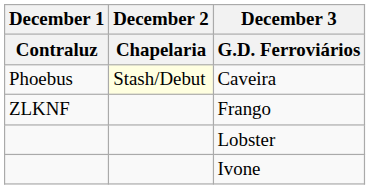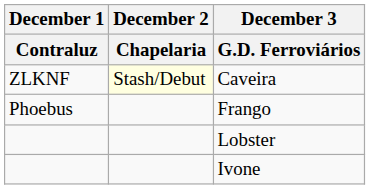(41, 79) Phoebus -> (39, 79) ZLKNF
(39, 109) ZLKNF -> (41, 109) Phoebus
